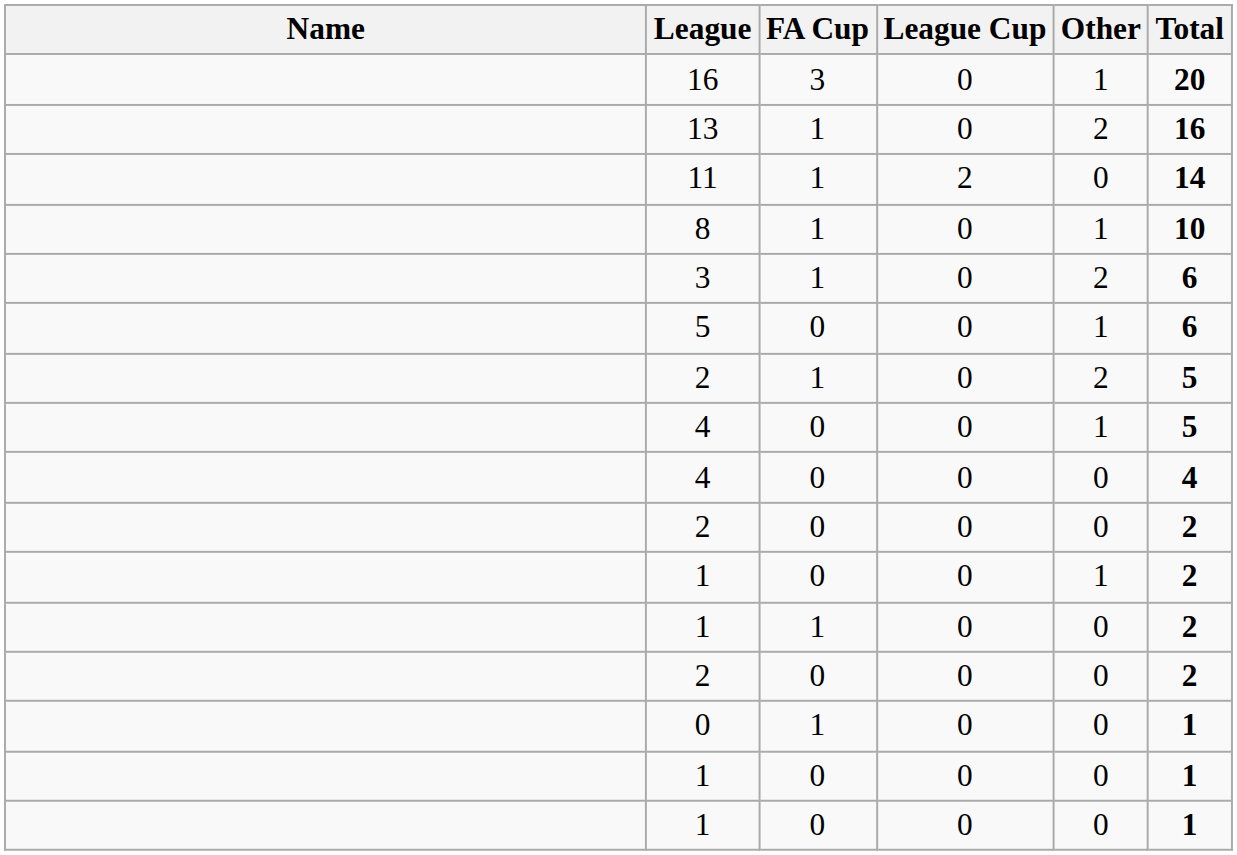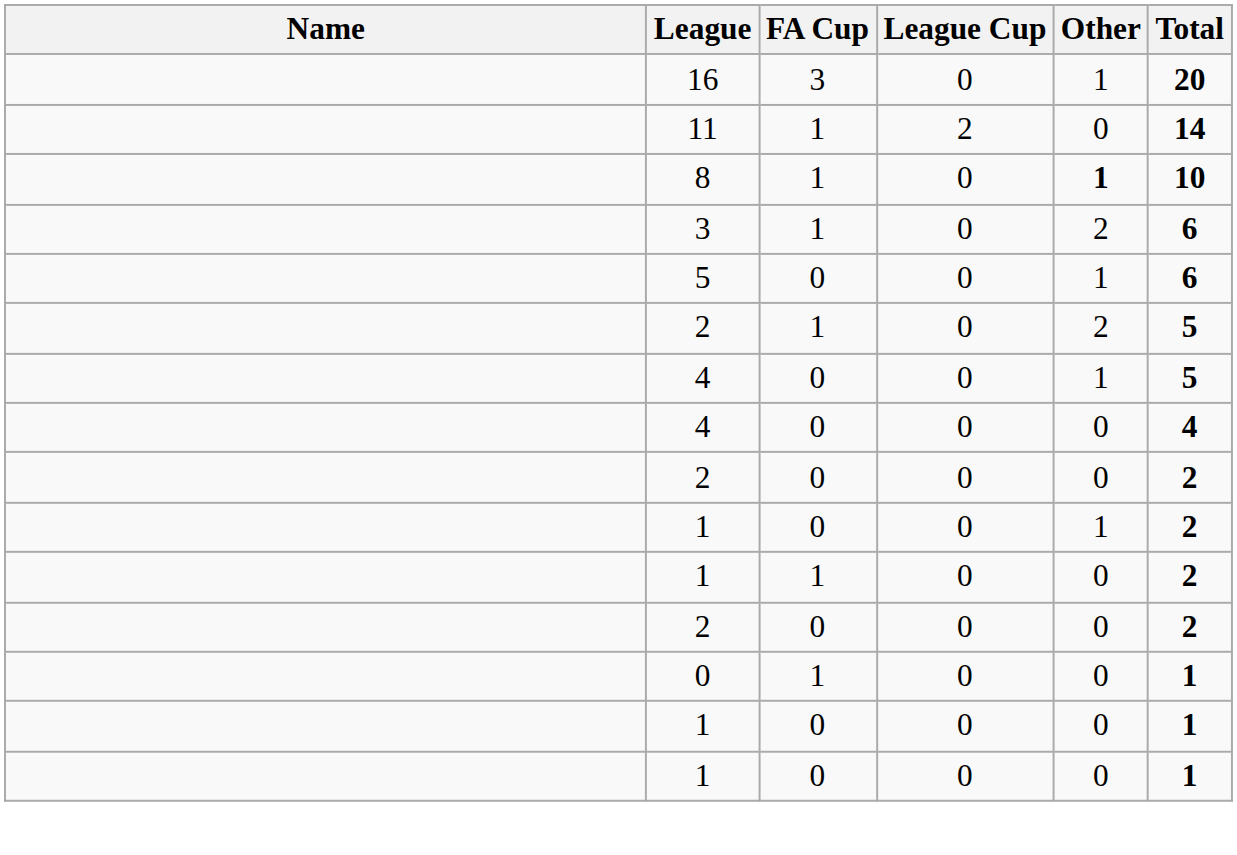- row: (703, 128)
(1101, 228) normal -> (1101, 178) bold
